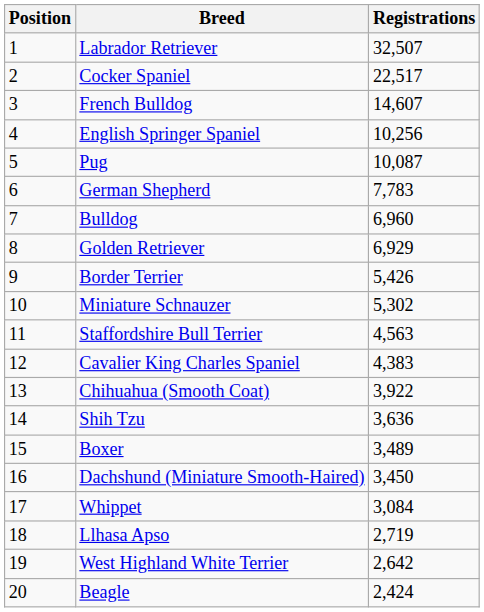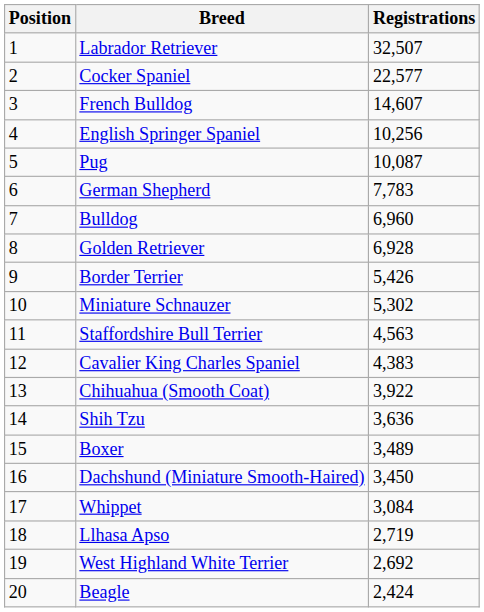(398, 76) 22,517 -> (398, 76) 22,577
(393, 248) 6,929 -> (393, 248) 6,928
(393, 563) 2,642 -> (393, 563) 2,692
